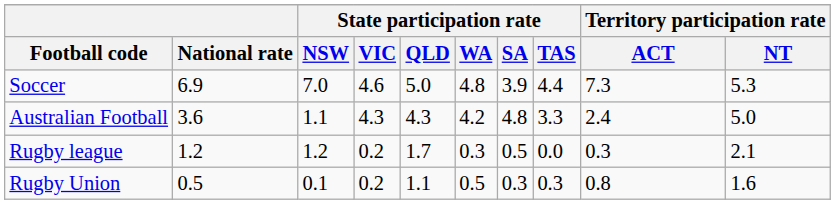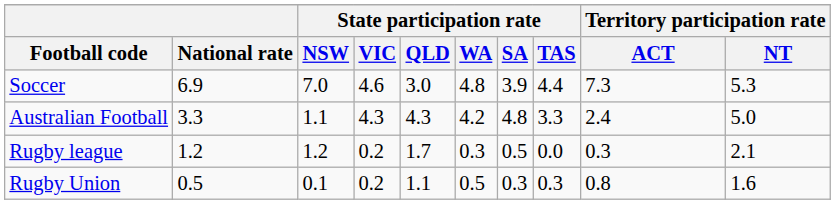(418, 85) 5.0 -> (418, 85) 3.0
(190, 118) 3.6 -> (190, 118) 3.3
